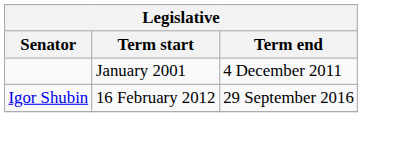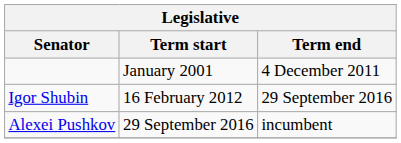+ row: (62, 124)
